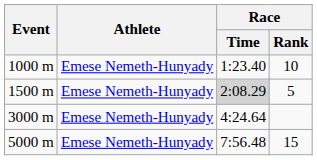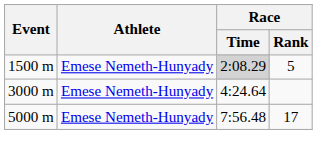- row: (31, 67)
(291, 142) 15 -> (291, 117) 17
